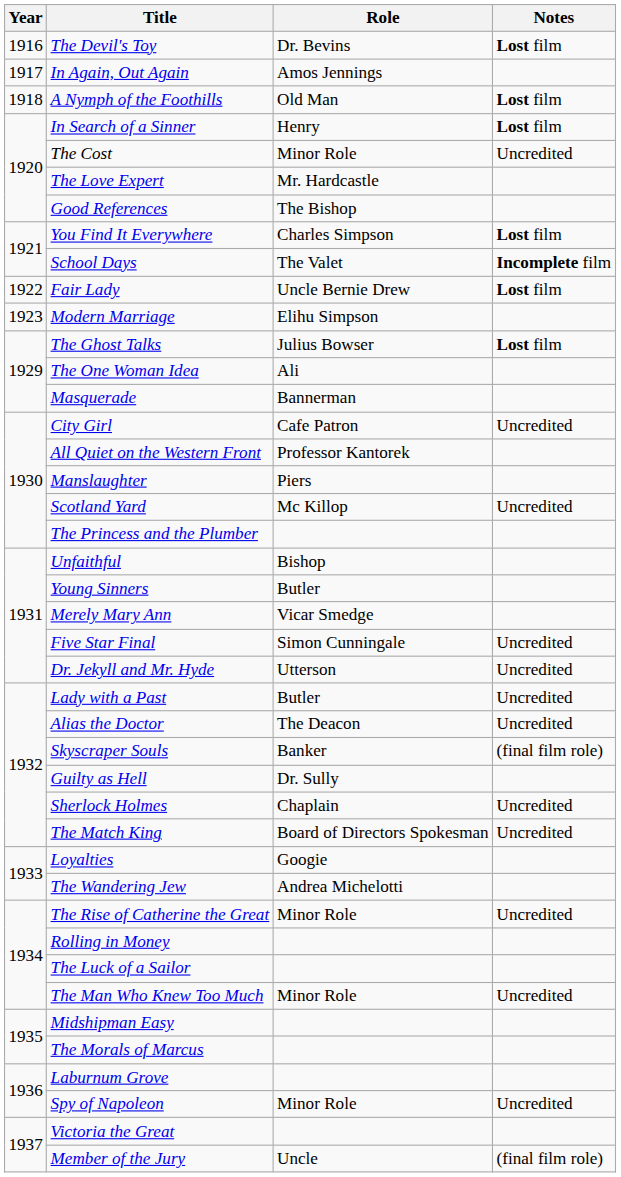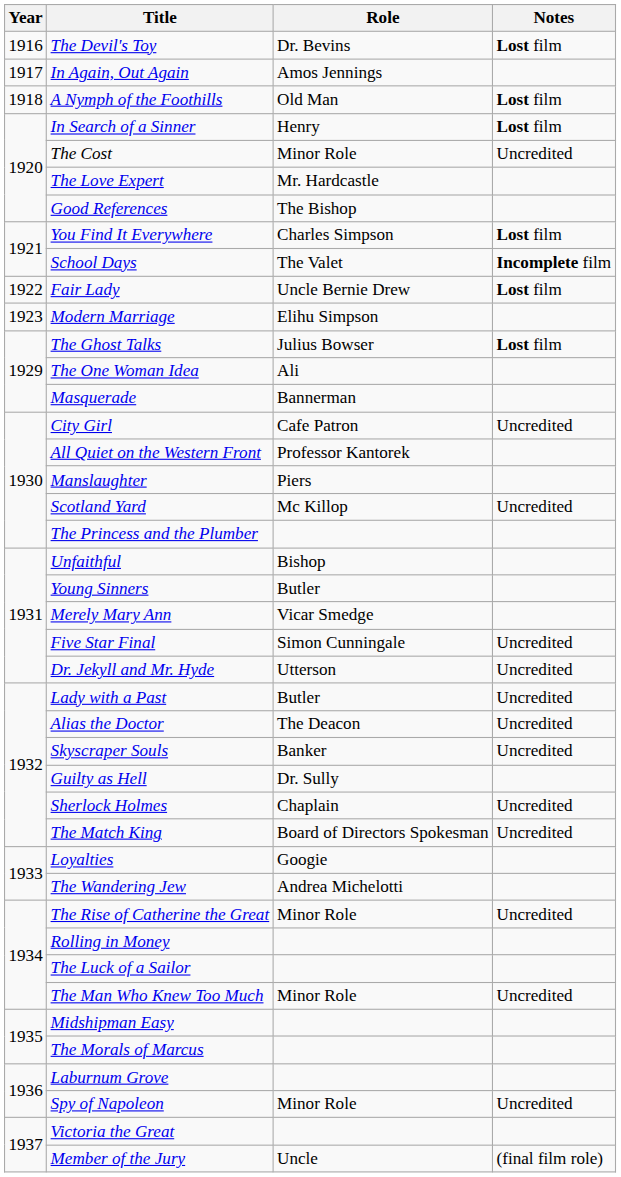(550, 751) (final film role) -> (535, 751) Uncredited
